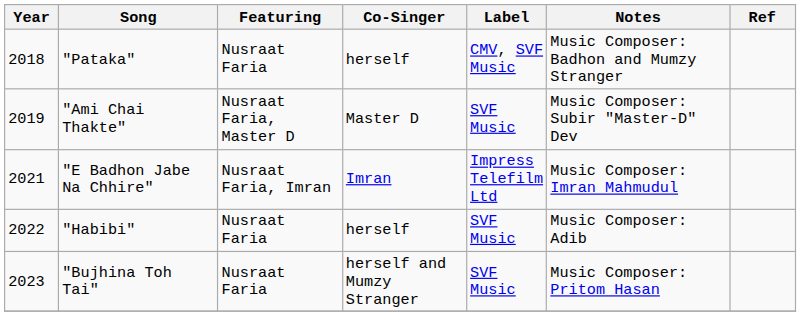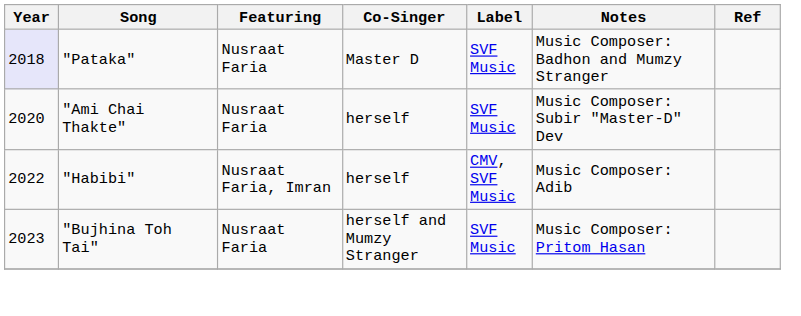(26, 59) no background -> (26, 59) lavender background
(378, 59) herself -> (382, 59) Master D
(507, 59) CMV, SVF Music -> (493, 59) SVF Music
(26, 119) 2019 -> (26, 119) 2020
(258, 119) Nusraat Faria, Master D -> (254, 119) Nusraat Faria
(382, 119) Master D -> (378, 119) herself
- row: (126, 179)
(254, 230) Nusraat Faria -> (276, 179) Nusraat Faria, Imran
(493, 230) SVF Music -> (493, 179) CMV, SVF Music
